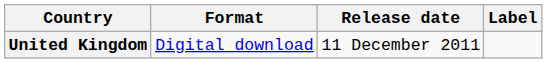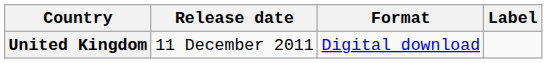columns swapped: (401, 18) <-> (234, 18)
